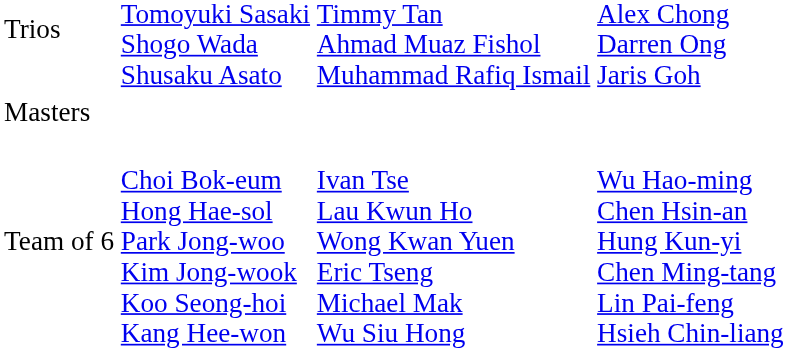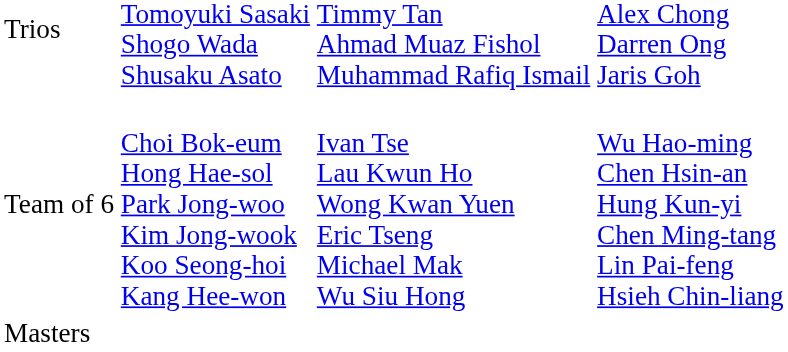rows swapped: (59, 241) <-> (47, 112)
